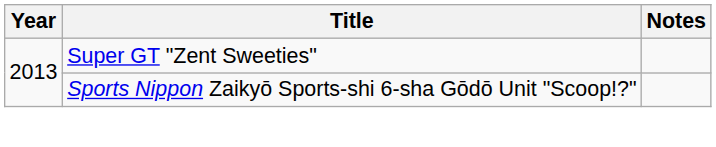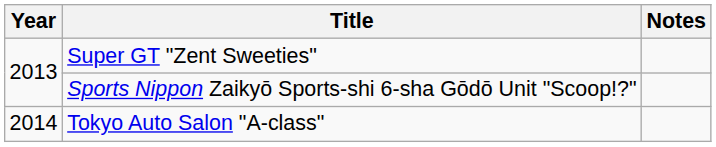+ row: (196, 123)
